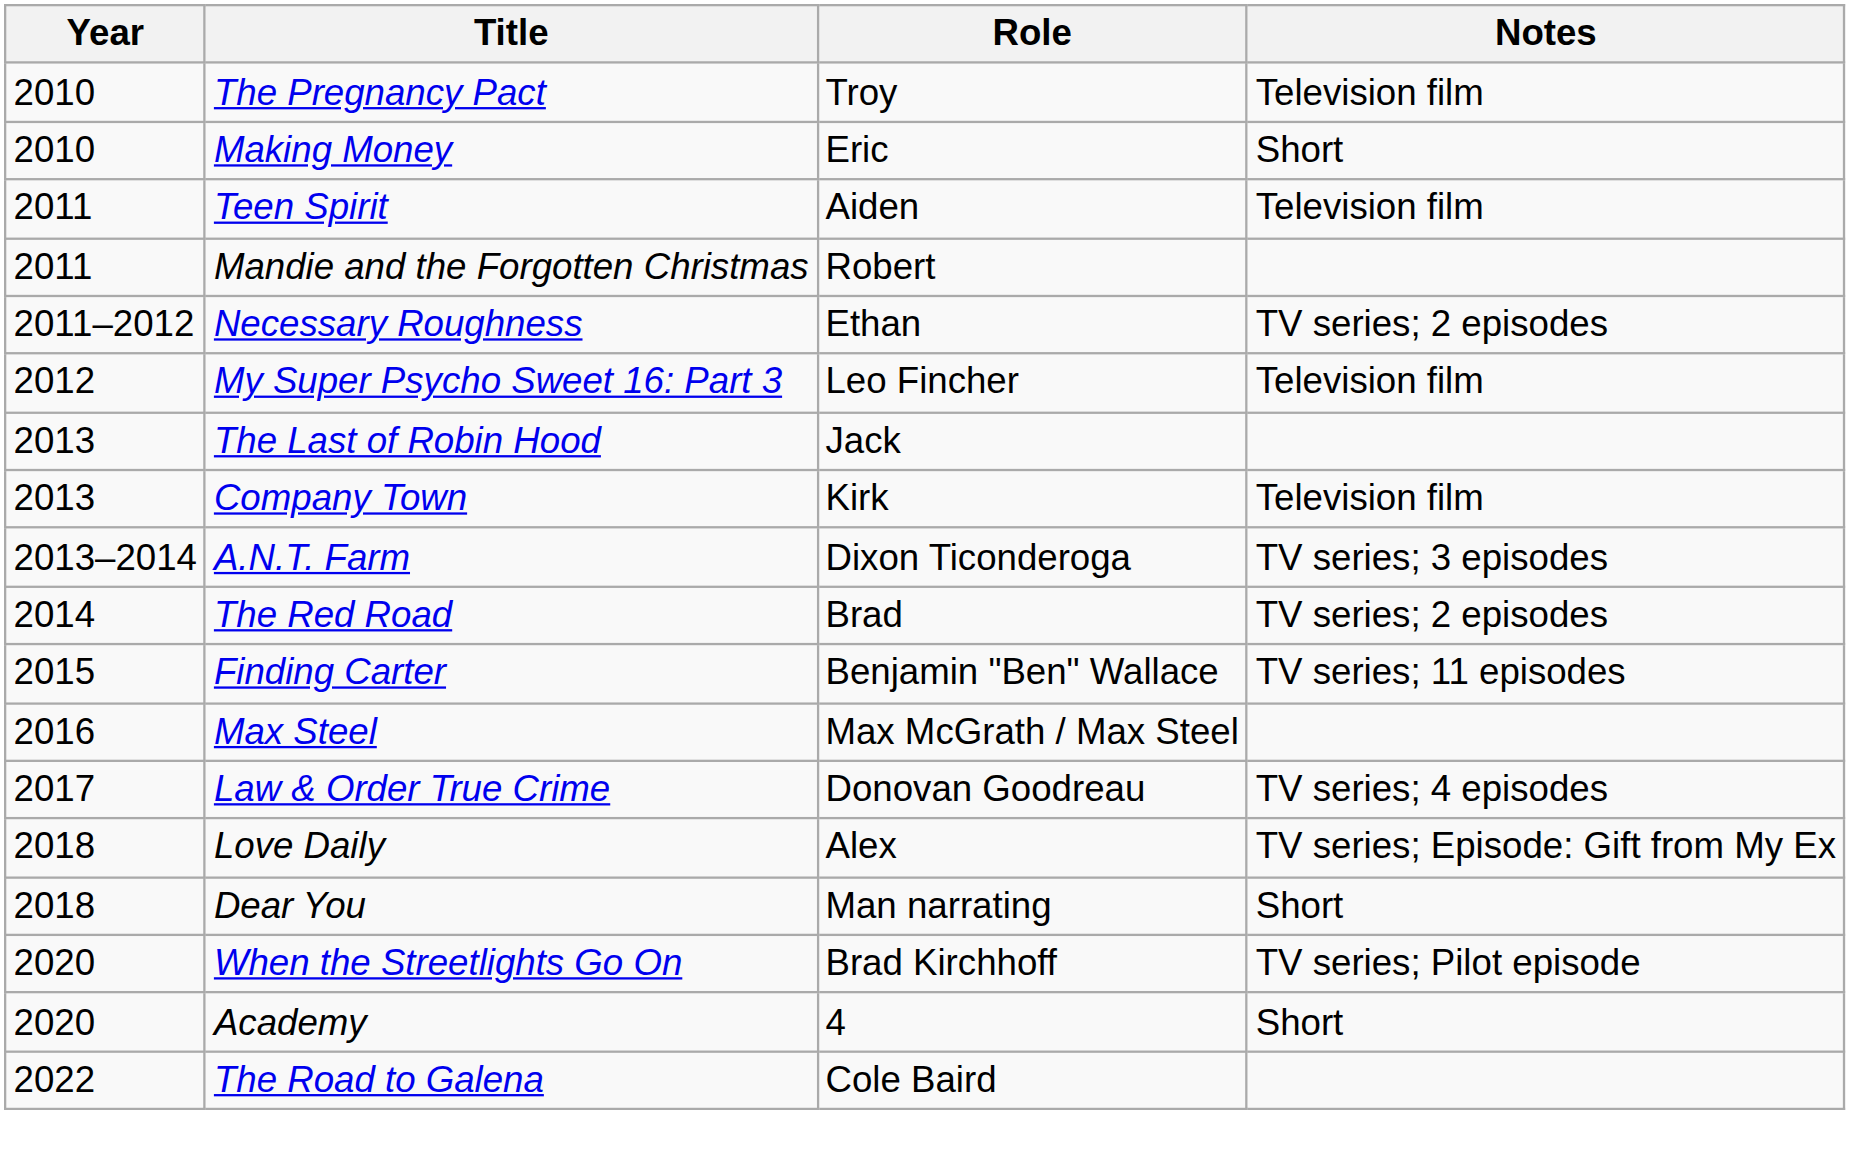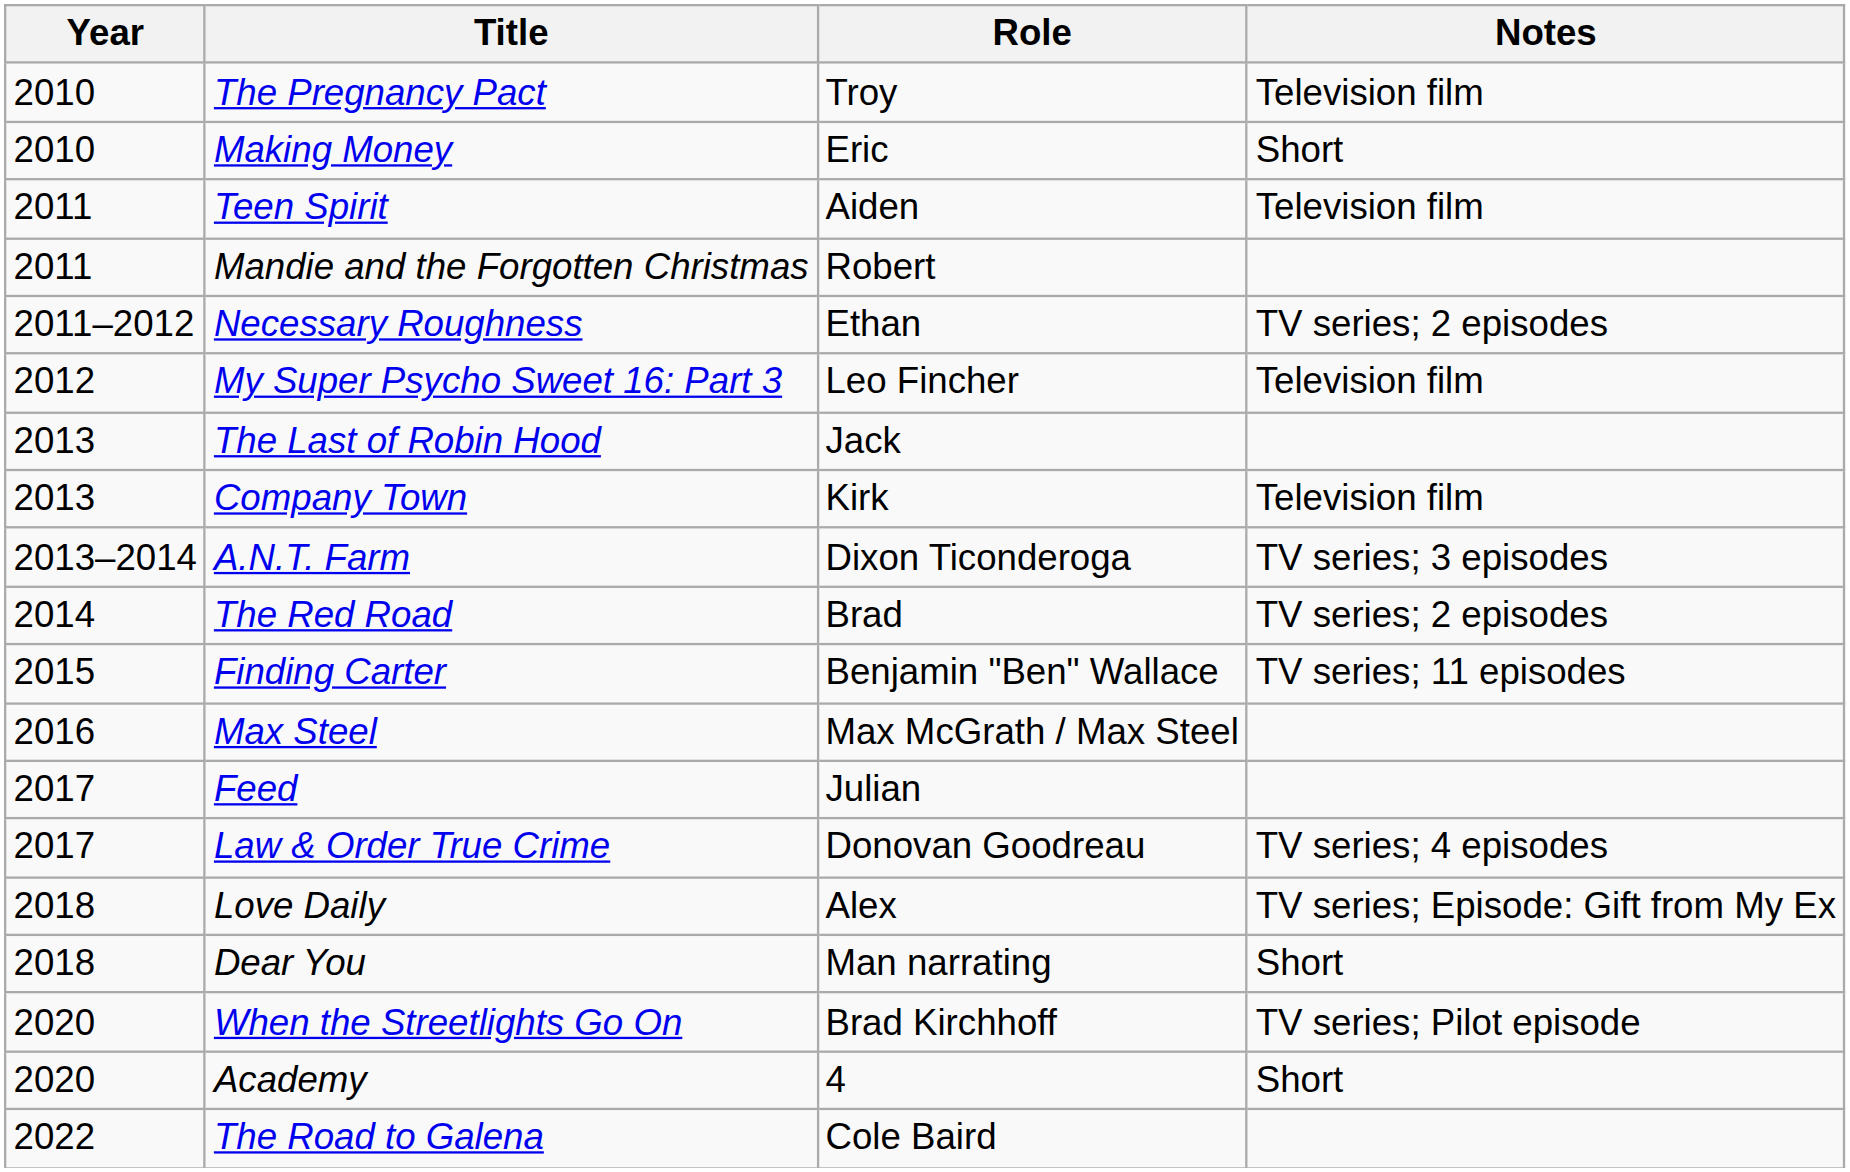+ row: (256, 788)
